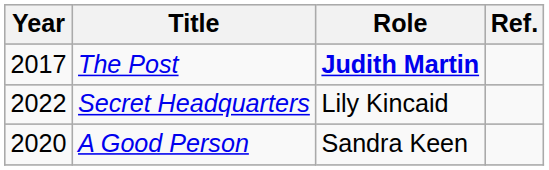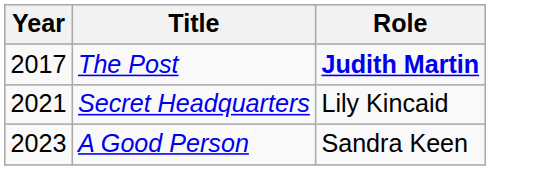- column: (514, 24)
(39, 104) 2022 -> (39, 104) 2021
(39, 143) 2020 -> (39, 143) 2023
